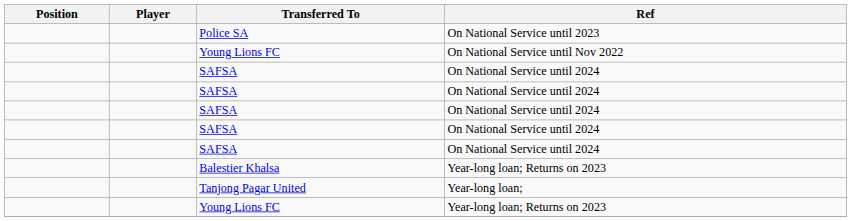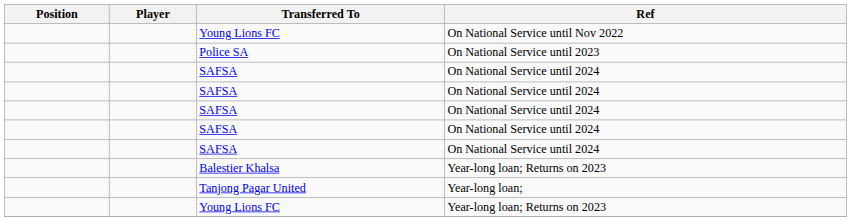rows swapped: (240, 52) <-> (224, 33)
